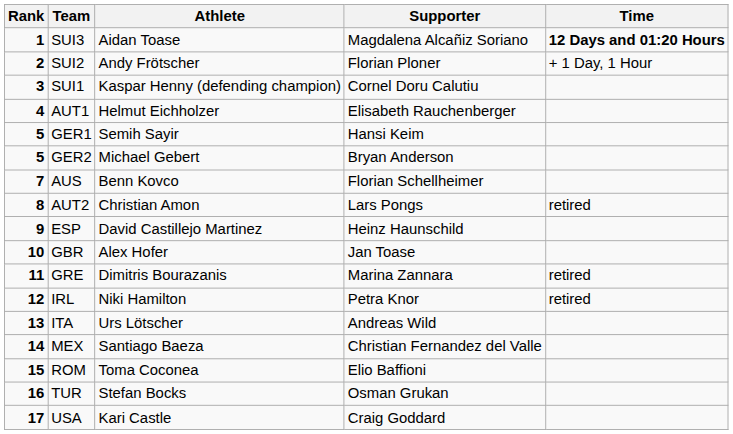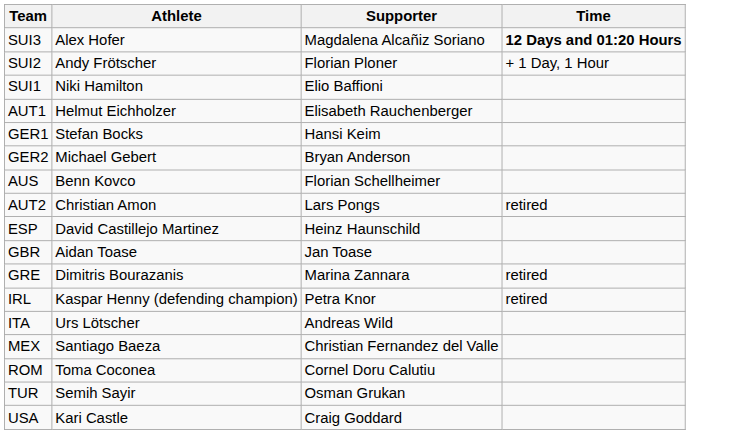- column: (26, 16)
(139, 39) Aidan Toase -> (90, 39) Alex Hofer
(220, 87) Kaspar Henny (defending champion) -> (99, 87) Niki Hamilton
(413, 87) Cornel Doru Calutiu -> (344, 87) Elio Baffioni
(139, 134) Semih Sayir -> (99, 134) Stefan Bocks
(133, 252) Alex Hofer -> (96, 252) Aidan Toase
(142, 299) Niki Hamilton -> (176, 299) Kaspar Henny (defending champion)
(387, 370) Elio Baffioni -> (370, 370) Cornel Doru Calutiu
(142, 393) Stefan Bocks -> (95, 393) Semih Sayir
